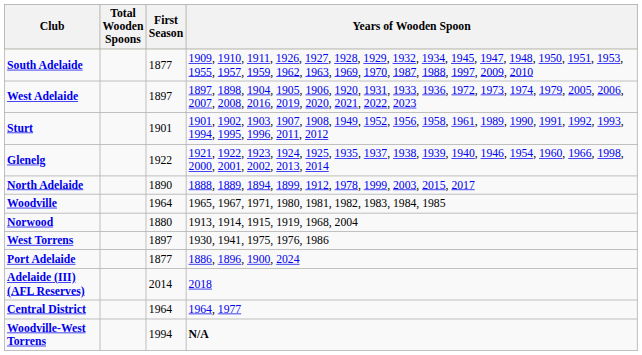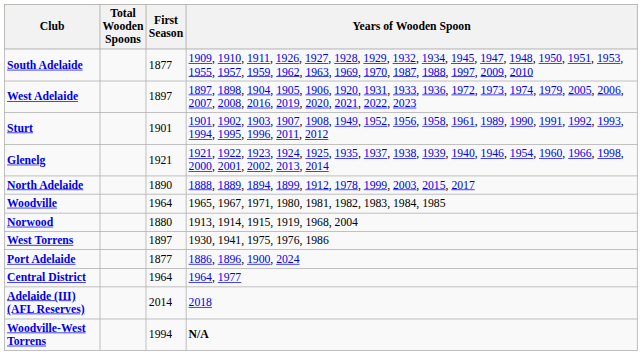(160, 160) 1922 -> (160, 160) 1921
rows swapped: (46, 309) <-> (46, 284)
